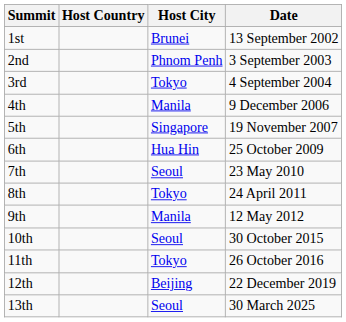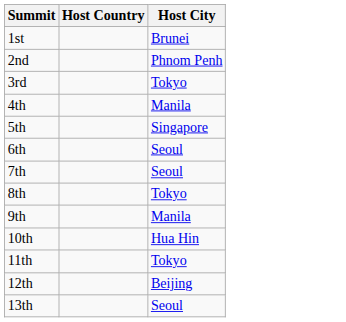- column: (284, 15)
(175, 149) Hua Hin -> (167, 149) Seoul
(167, 238) Seoul -> (175, 238) Hua Hin
